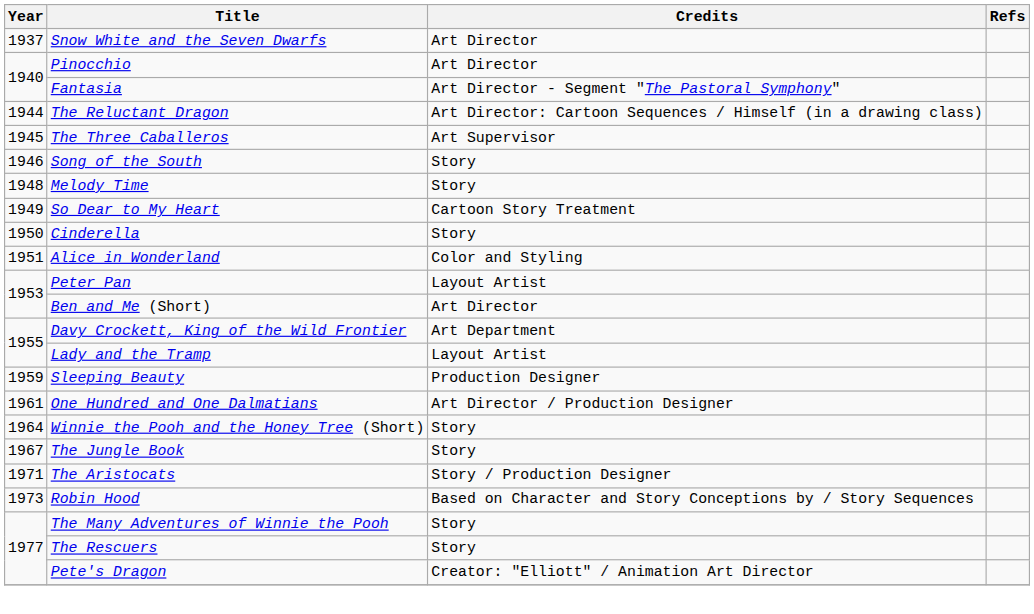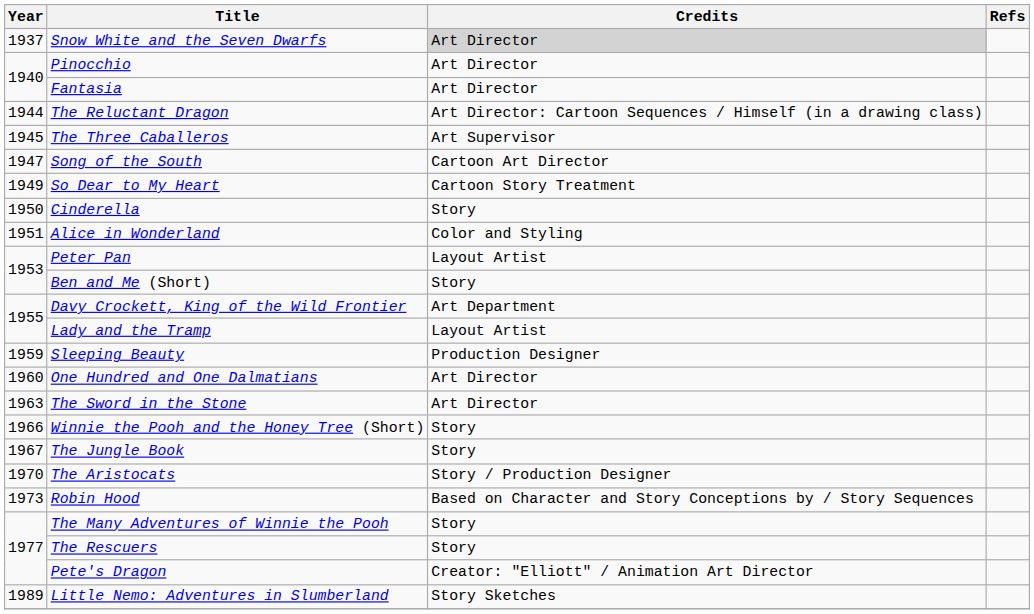(485, 41) no background -> (485, 41) lightgrey background
(636, 89) Art Director - Segment "The Pastoral Symphony" -> (485, 89) Art Director
(26, 162) 1946 -> (26, 162) 1947
(454, 162) Story -> (520, 162) Cartoon Art Director
- row: (100, 186)
(485, 306) Art Director -> (454, 282) Story
(26, 403) 1961 -> (26, 379) 1960
(583, 403) Art Director / Production Designer -> (485, 379) Art Director
+ row: (149, 403)
(26, 427) 1964 -> (26, 427) 1966
(26, 476) 1971 -> (26, 476) 1970
+ row: (220, 596)
